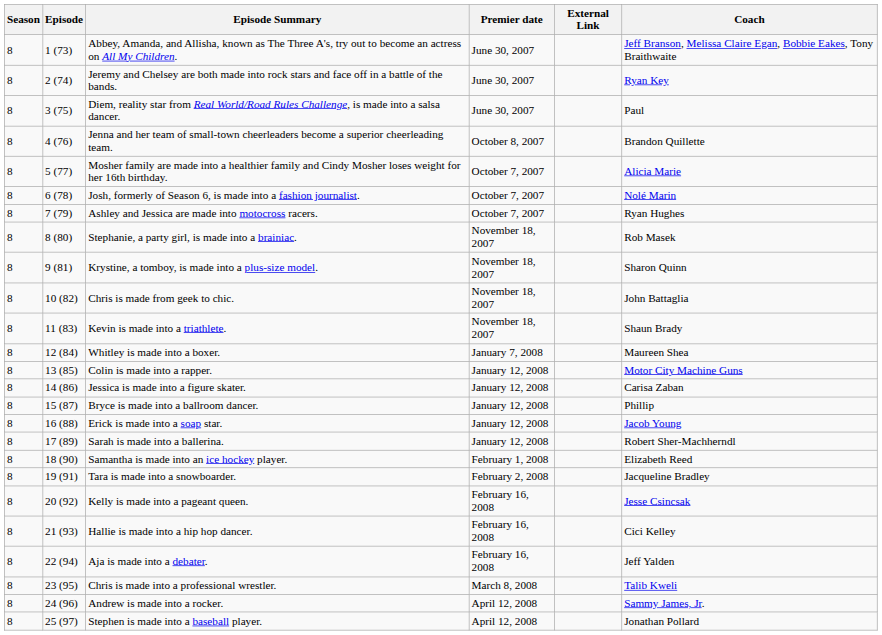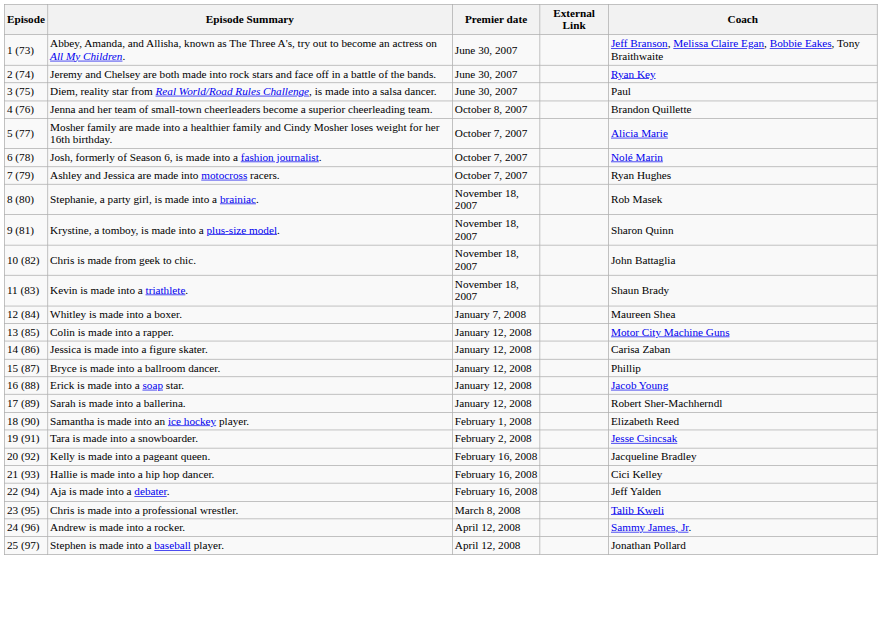- column: (23, 19)
(667, 476) Jacqueline Bradley -> (644, 439) Jesse Csincsak
(657, 500) Jesse Csincsak -> (654, 456) Jacqueline Bradley
